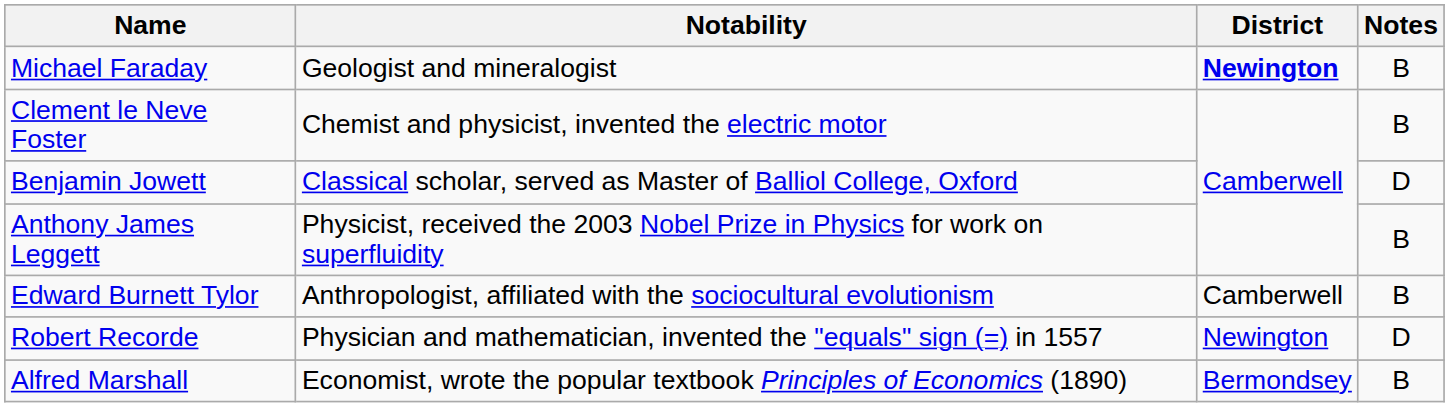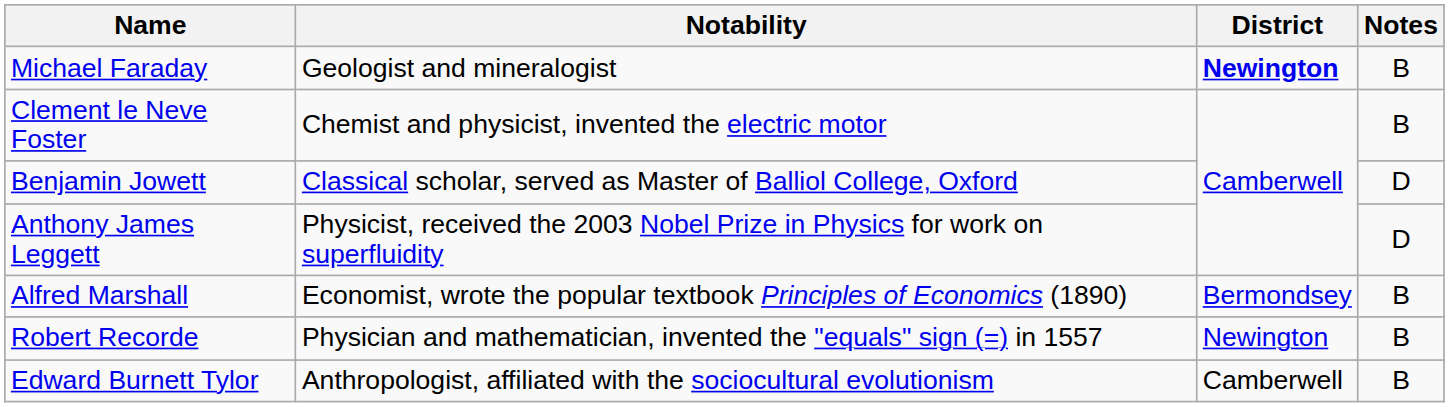(1401, 238) B -> (1401, 238) D
rows swapped: (100, 380) <-> (135, 295)
(1401, 338) D -> (1401, 338) B
